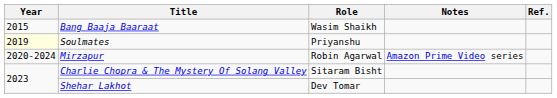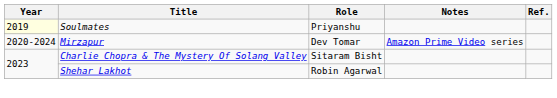- row: (109, 27)
(347, 56) Robin Agarwal -> (336, 41) Dev Tomar
(336, 86) Dev Tomar -> (347, 71) Robin Agarwal
